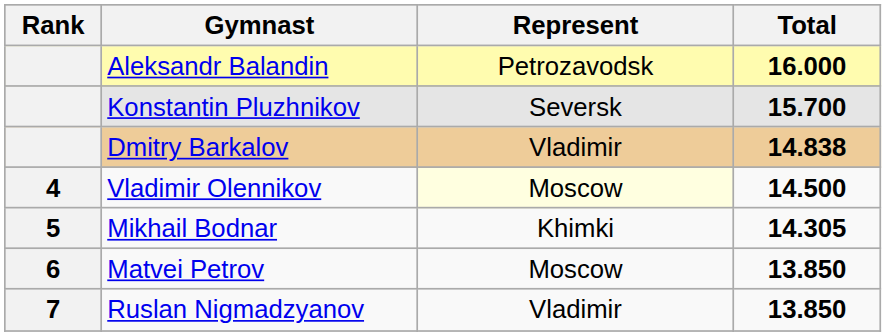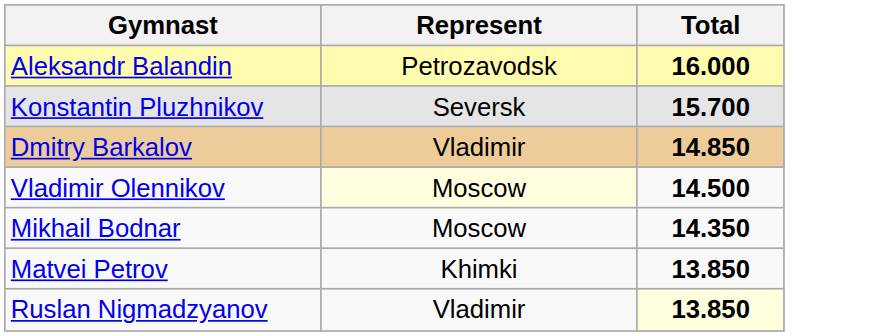- column: (53, 25)
(807, 147) 14.838 -> (711, 147) 14.850
(575, 229) Khimki -> (479, 229) Moscow
(807, 229) 14.305 -> (711, 229) 14.350
(575, 269) Moscow -> (479, 269) Khimki
(807, 310) no background -> (711, 310) lightyellow background
